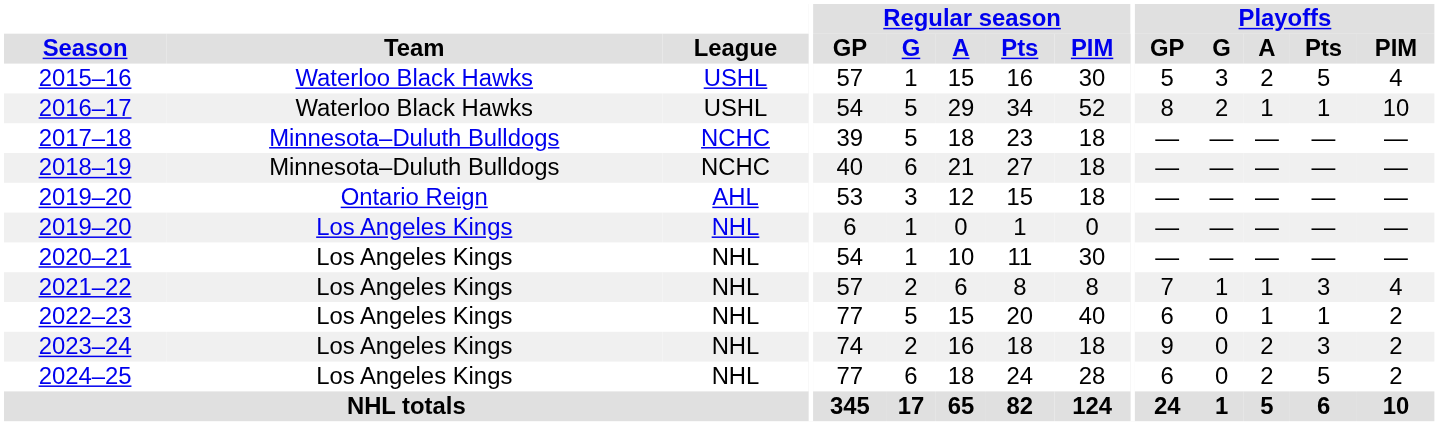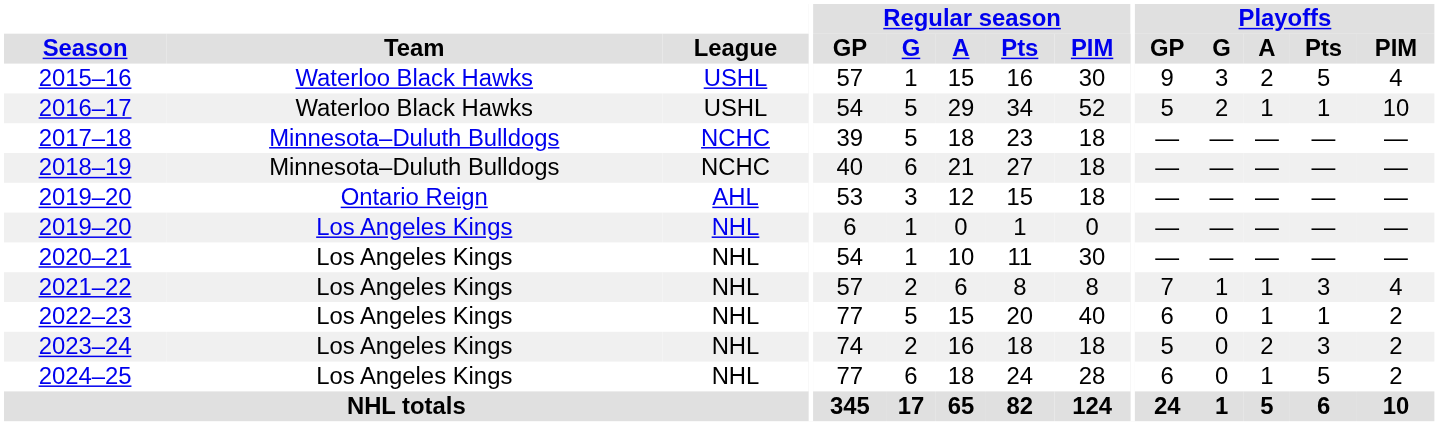(1167, 78) 5 -> (1167, 78) 9
(1167, 108) 8 -> (1167, 108) 5
(1167, 346) 9 -> (1167, 346) 5
(1267, 376) 2 -> (1267, 376) 1
